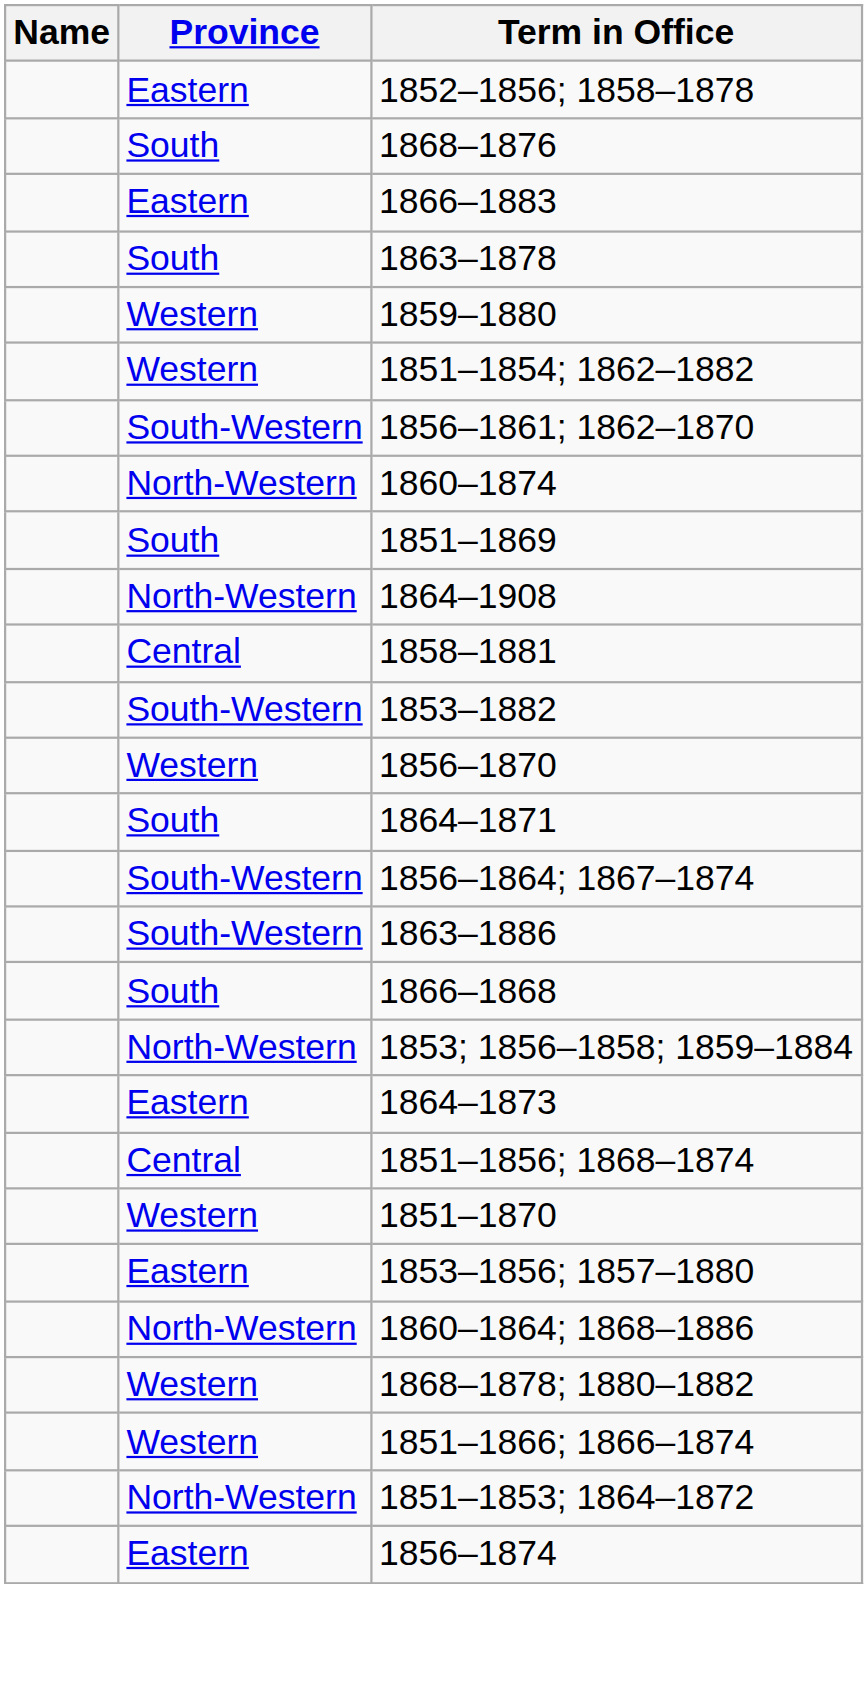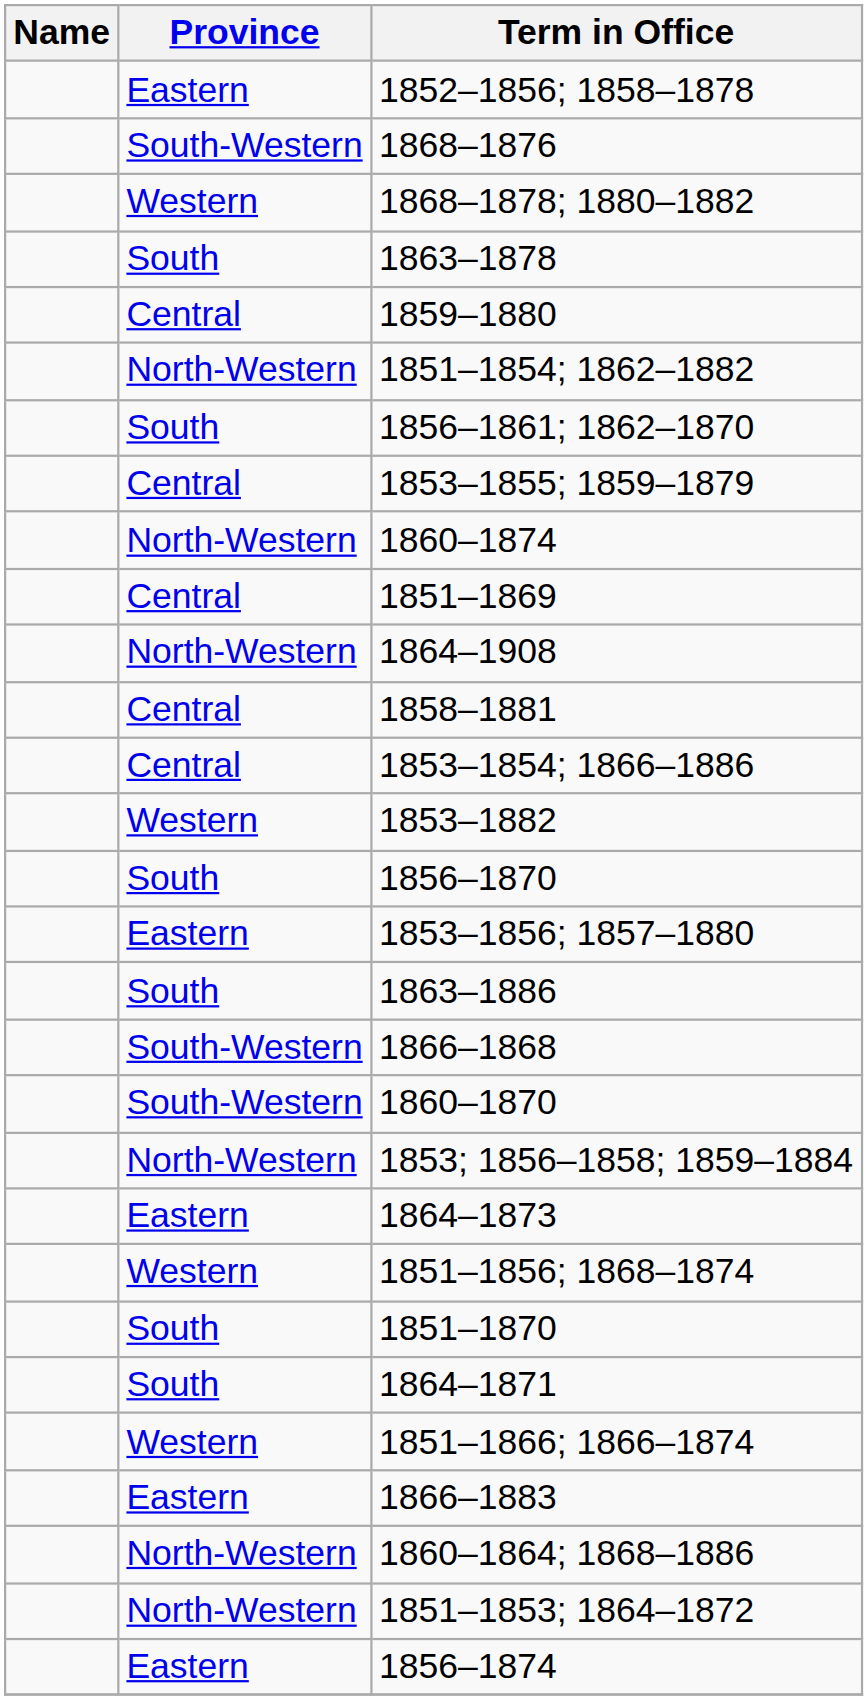(173, 145) South -> (245, 145) South-Western
rows swapped: (468, 201) <-> (567, 1384)
(192, 314) Western -> (184, 314) Central
(192, 370) Western -> (242, 370) North-Western
(245, 426) South-Western -> (173, 426) South
+ row: (567, 483)
(173, 539) South -> (184, 595) Central
+ row: (567, 764)
(245, 708) South-Western -> (192, 821) Western
(192, 764) Western -> (173, 877) South
rows swapped: (567, 1271) <-> (468, 821)
- row: (567, 877)
(245, 933) South-Western -> (173, 990) South
(173, 990) South -> (245, 1046) South-Western
+ row: (468, 1102)
(184, 1159) Central -> (192, 1271) Western
(192, 1215) Western -> (173, 1328) South
rows swapped: (567, 1328) <-> (567, 1440)
